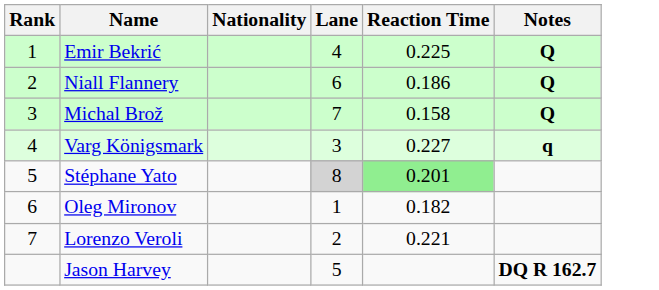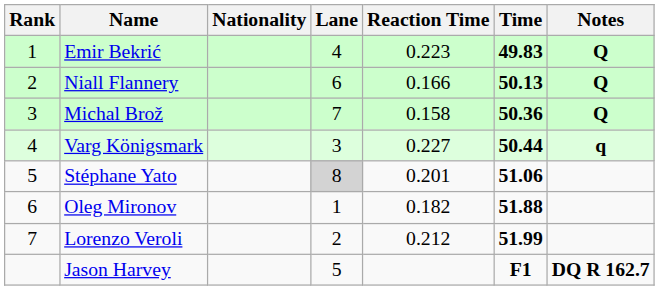+ column: (521, 20)
(428, 51) 0.225 -> (428, 51) 0.223
(428, 82) 0.186 -> (428, 82) 0.166
(428, 176) lightgreen background -> (428, 176) no background
(428, 238) 0.221 -> (428, 238) 0.212
